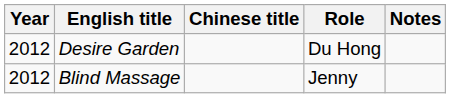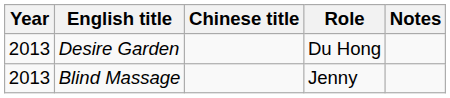(30, 48) 2012 -> (30, 48) 2013
(30, 78) 2012 -> (30, 78) 2013
